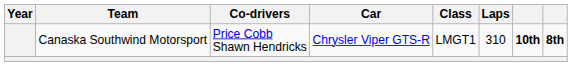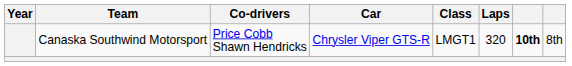(496, 40) 310 -> (496, 40) 320
(555, 40) bold -> (554, 40) normal
